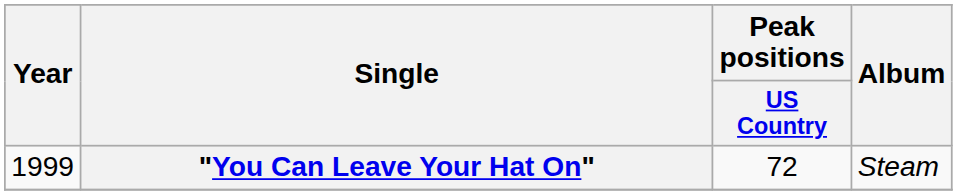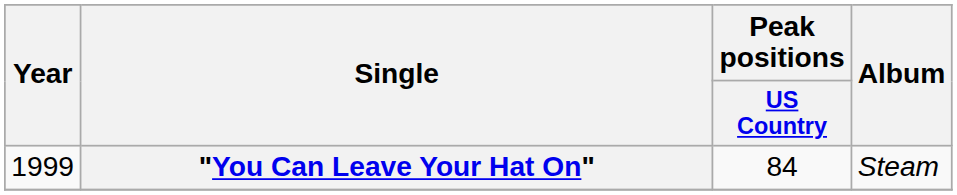(782, 167) 72 -> (782, 167) 84
